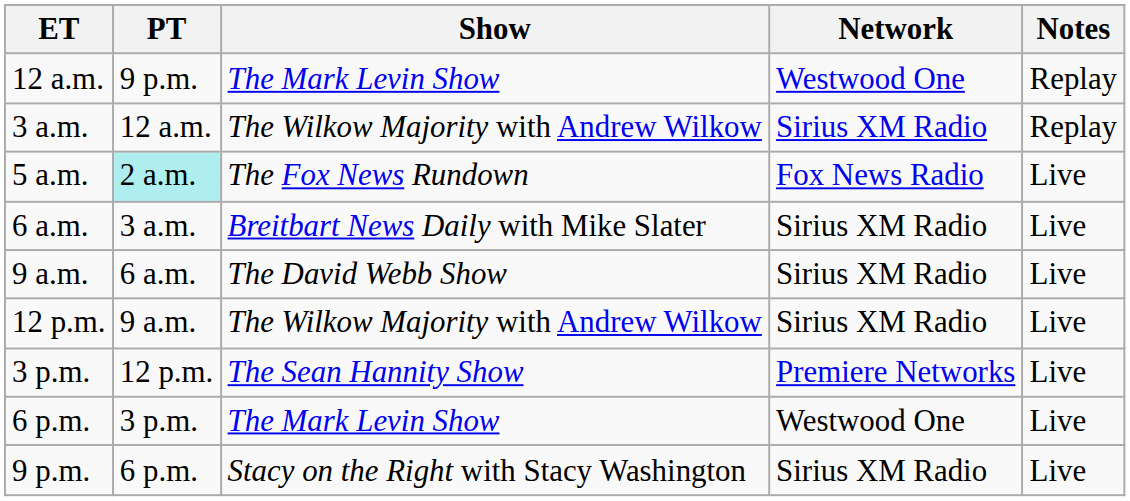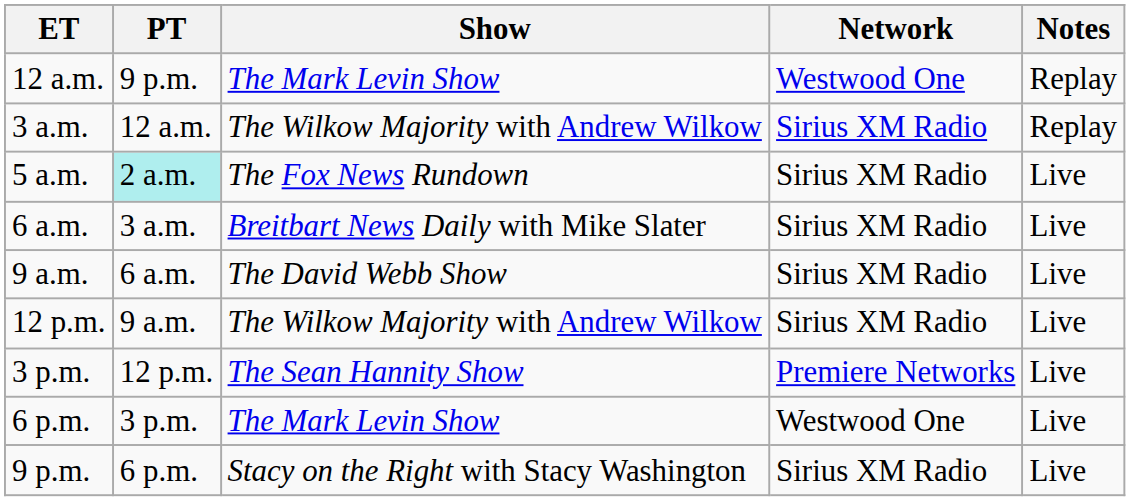(880, 175) Fox News Radio -> (882, 175) Sirius XM Radio
